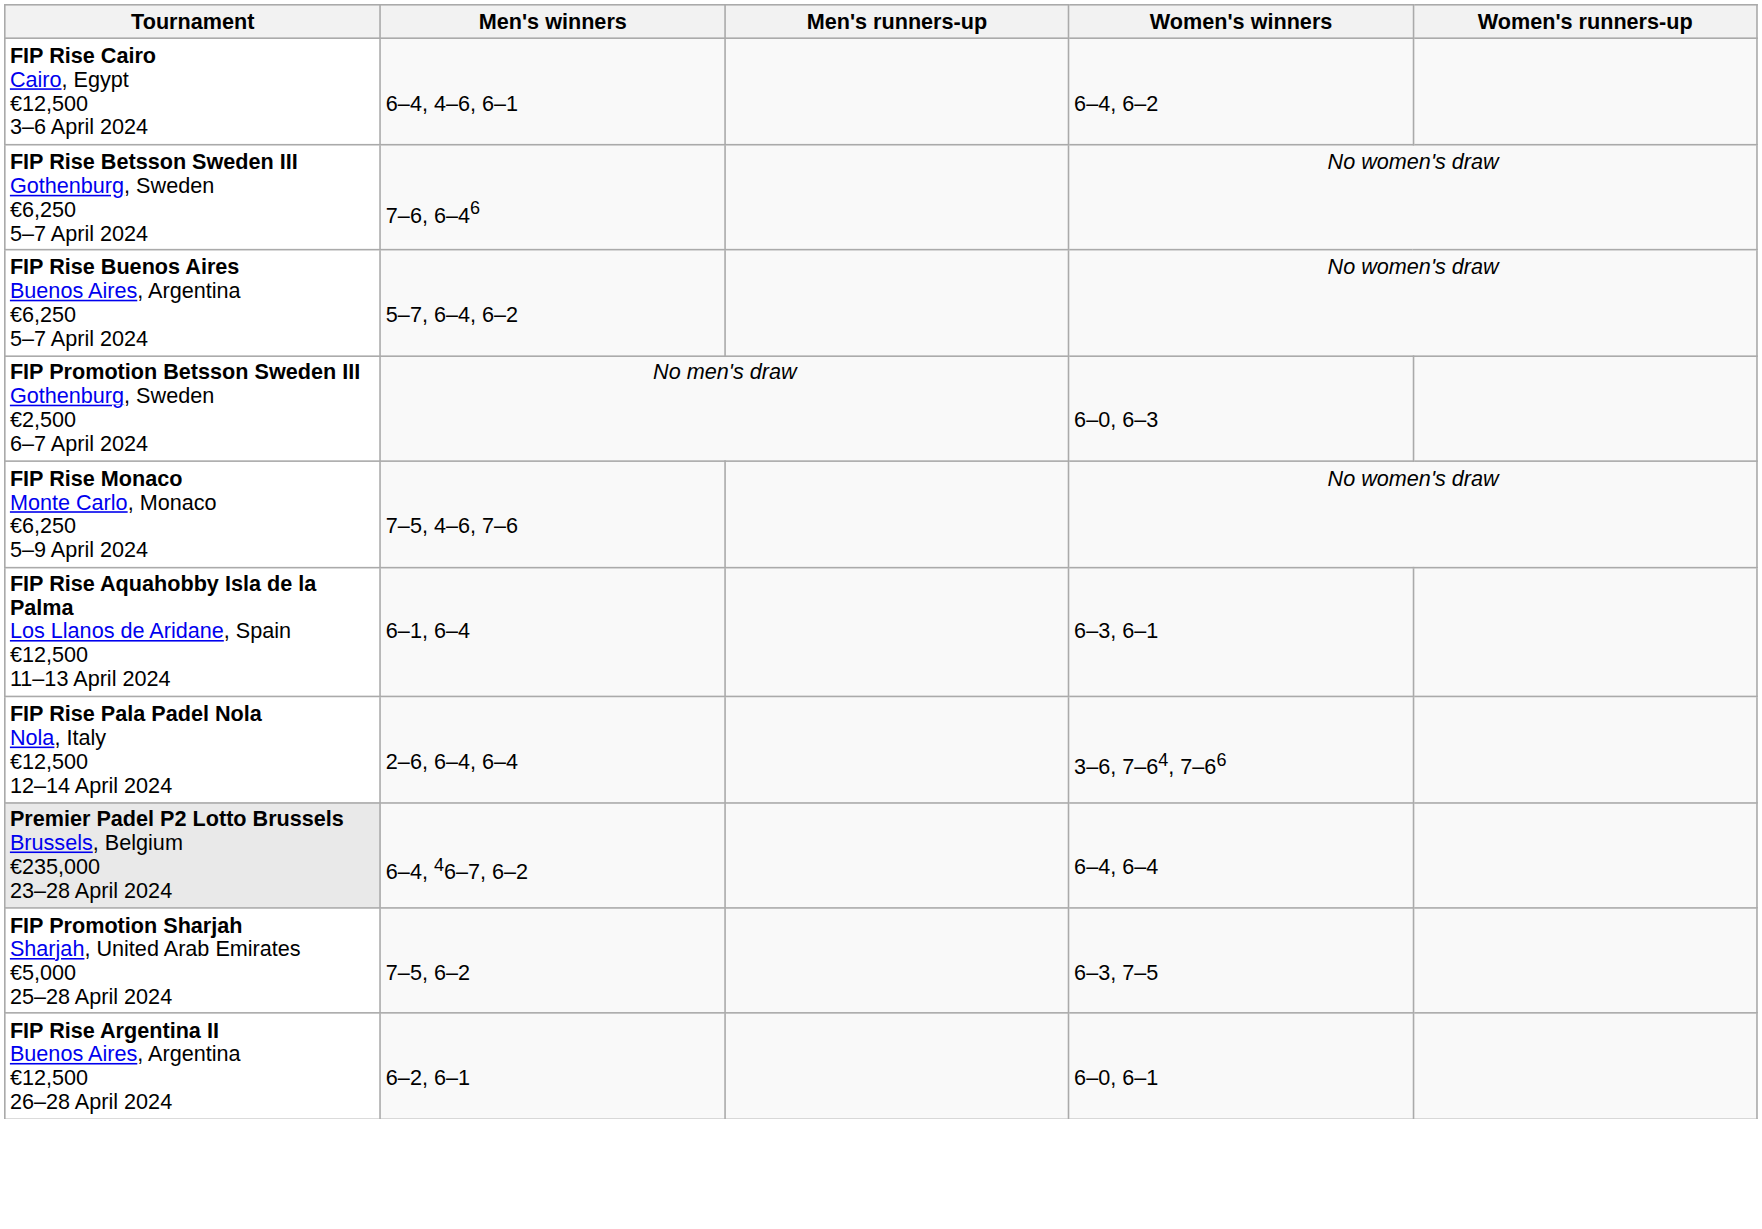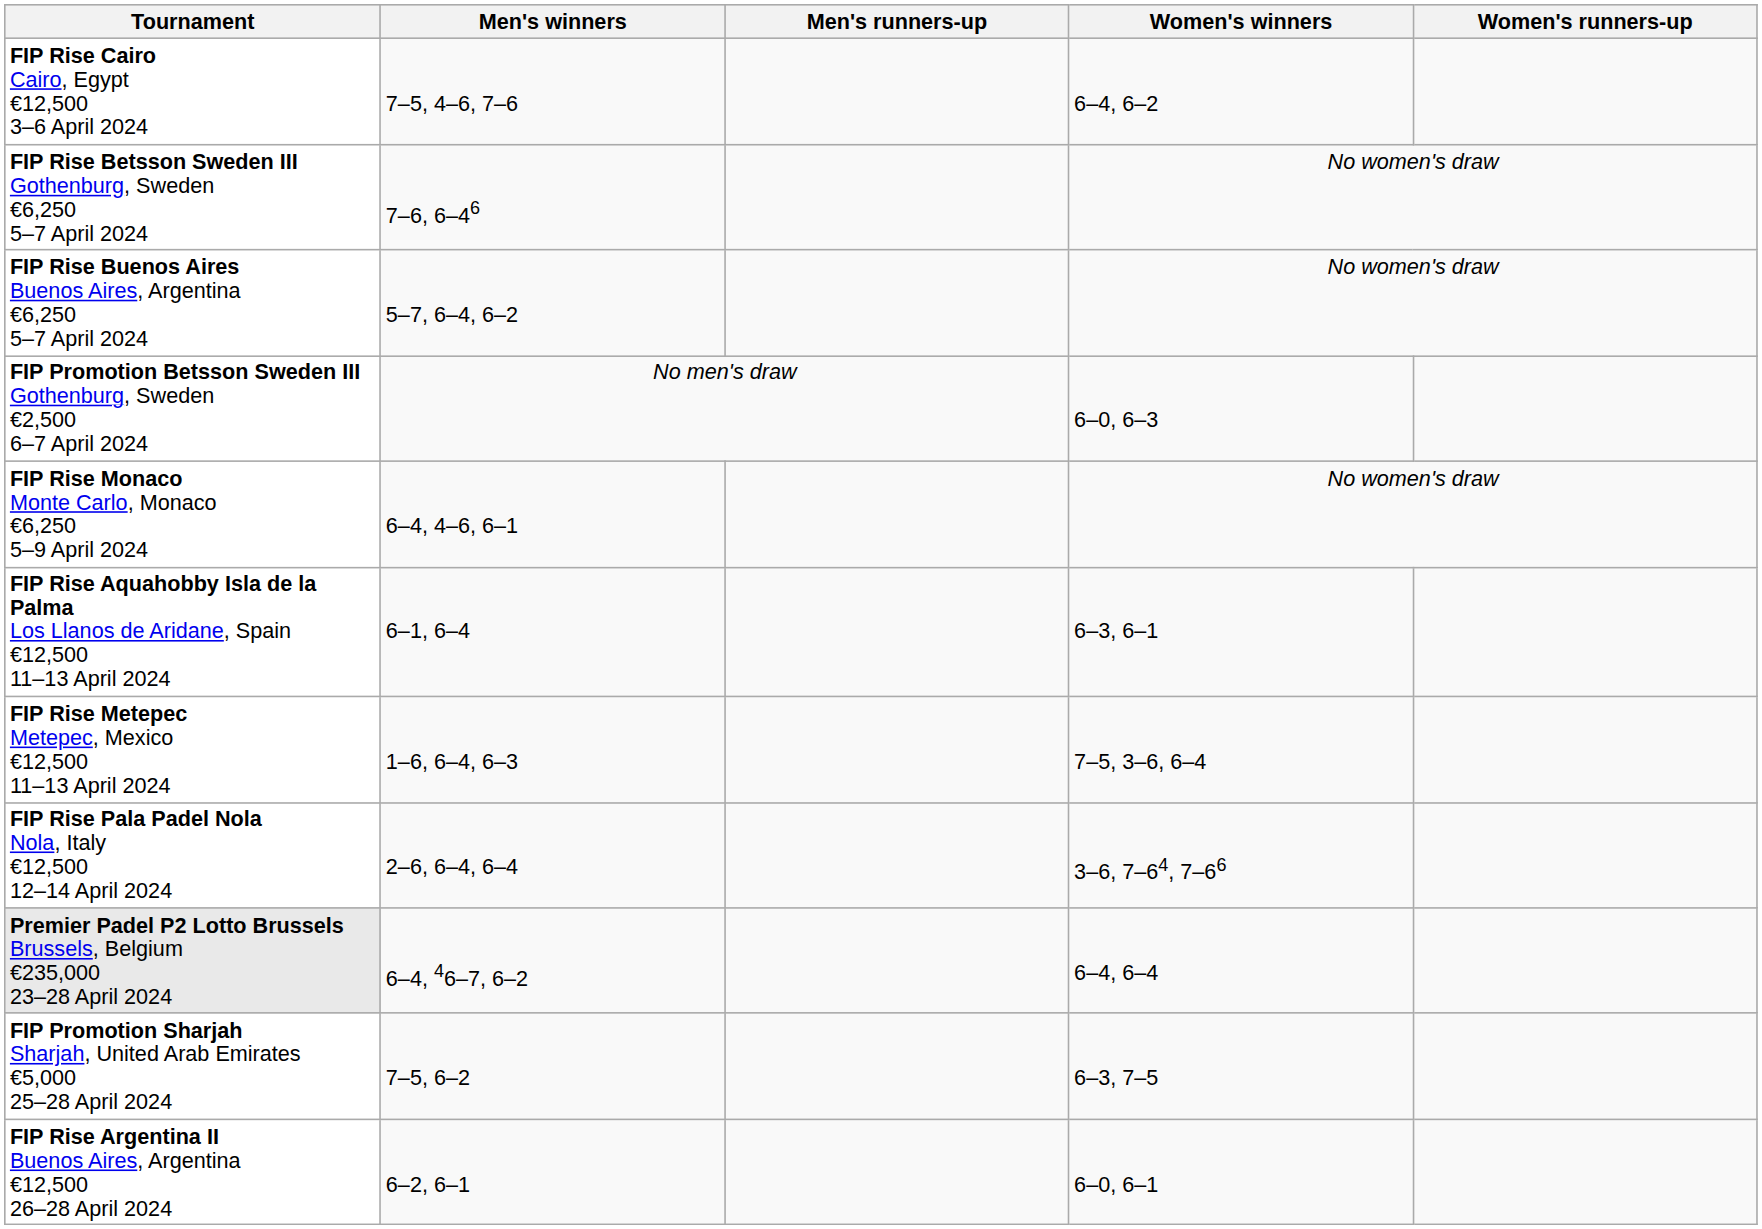(452, 103) 6–4, 4–6, 6–1 -> (452, 103) 7–5, 4–6, 7–6
(452, 526) 7–5, 4–6, 7–6 -> (452, 526) 6–4, 4–6, 6–1
+ row: (99, 749)
